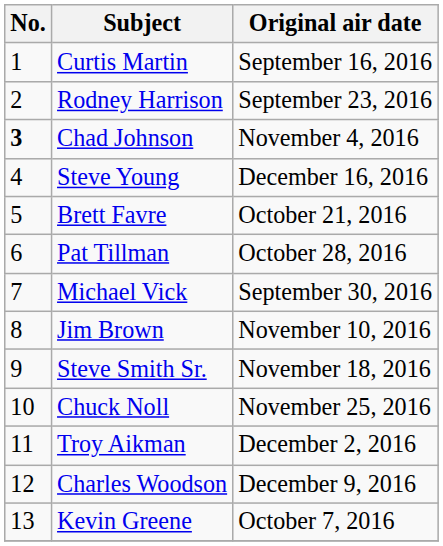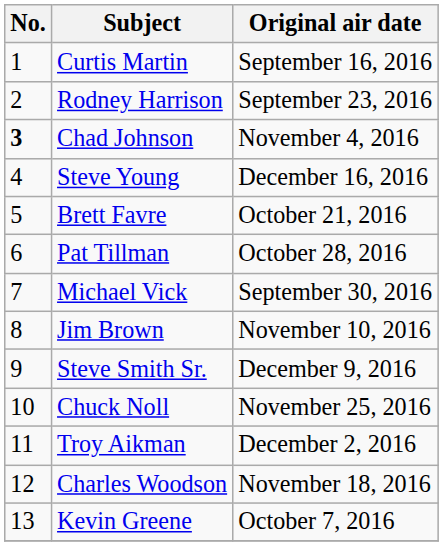(335, 368) November 18, 2016 -> (327, 368) December 9, 2016
(327, 483) December 9, 2016 -> (335, 483) November 18, 2016
